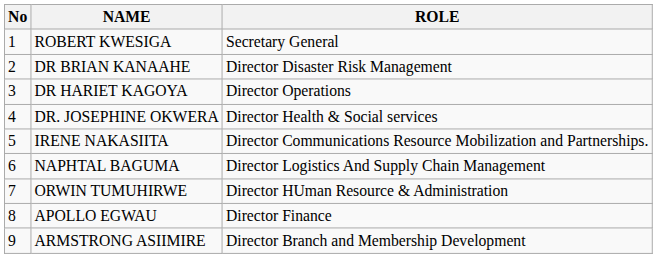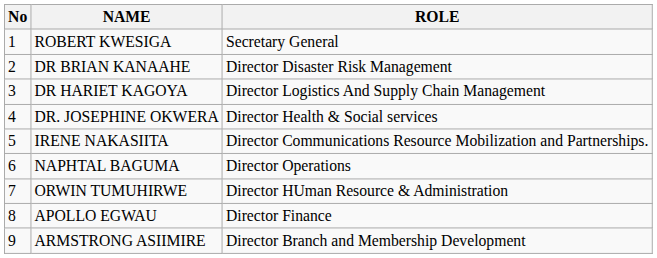(288, 91) Director Operations -> (386, 91) Director Logistics And Supply Chain Management
(386, 166) Director Logistics And Supply Chain Management -> (288, 166) Director Operations
